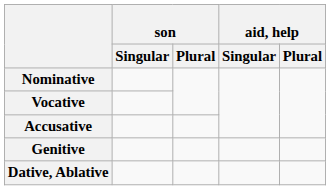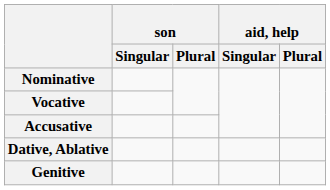rows swapped: (58, 149) <-> (58, 172)
